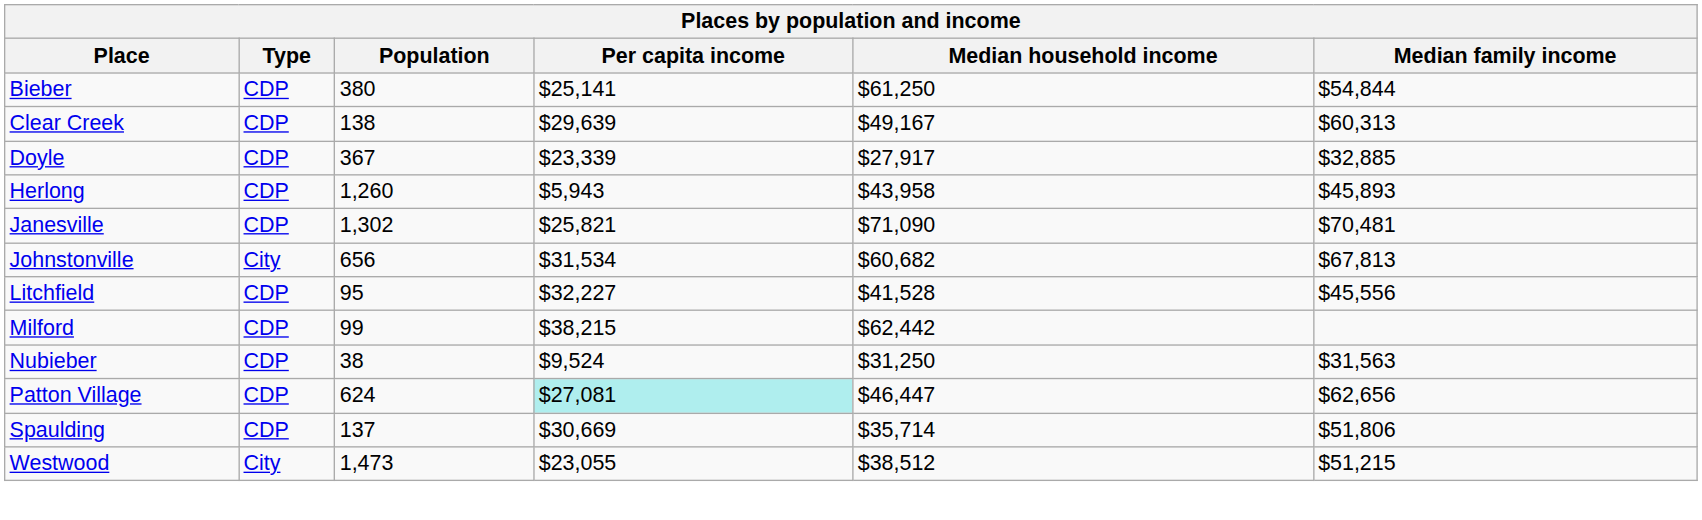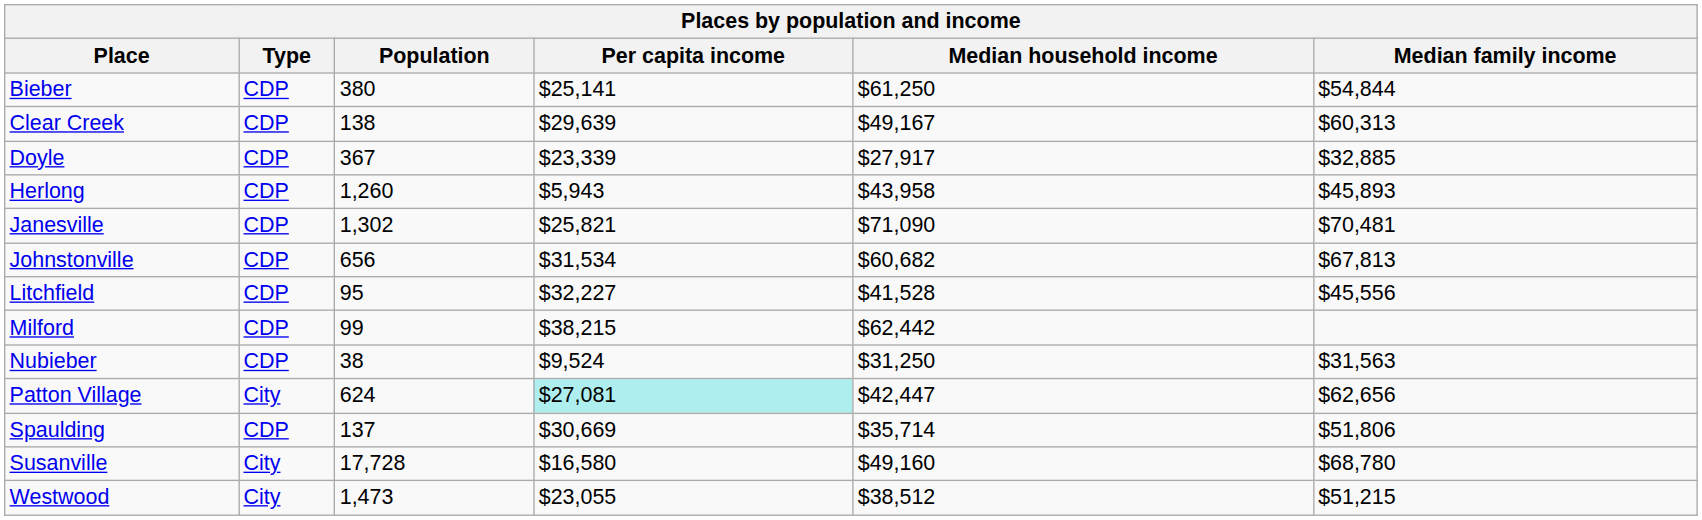(262, 259) City -> (266, 259) CDP
(266, 395) CDP -> (262, 395) City
(897, 395) $46,447 -> (897, 395) $42,447
+ row: (58, 463)
